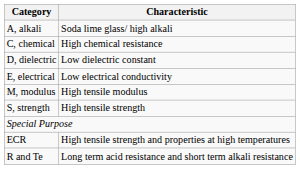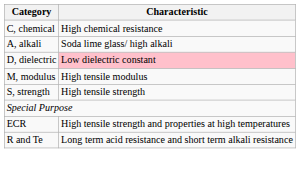rows swapped: (24, 28) <-> (31, 44)
(108, 60) no background -> (108, 60) pink background
- row: (31, 76)
